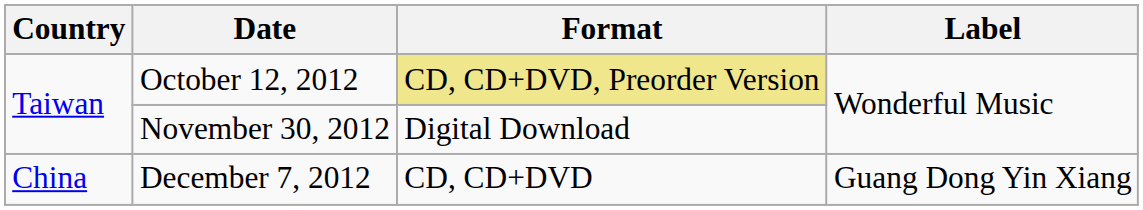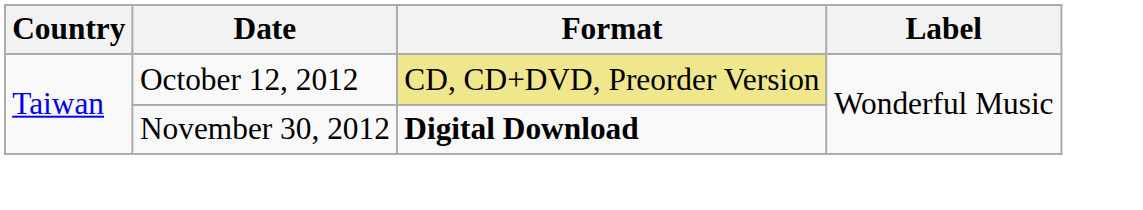(517, 128) normal -> (522, 128) bold
- row: (255, 178)
